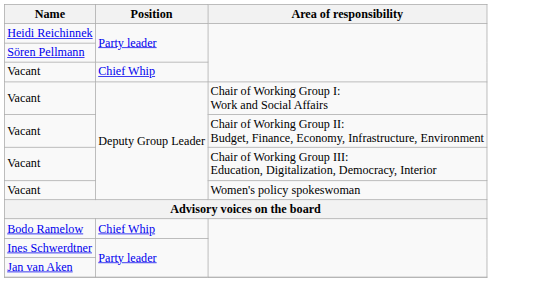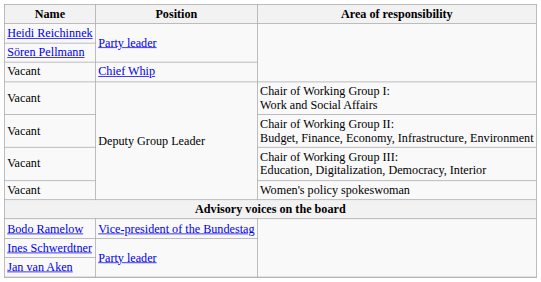(127, 228) Chief Whip -> (176, 228) Vice-president of the Bundestag
